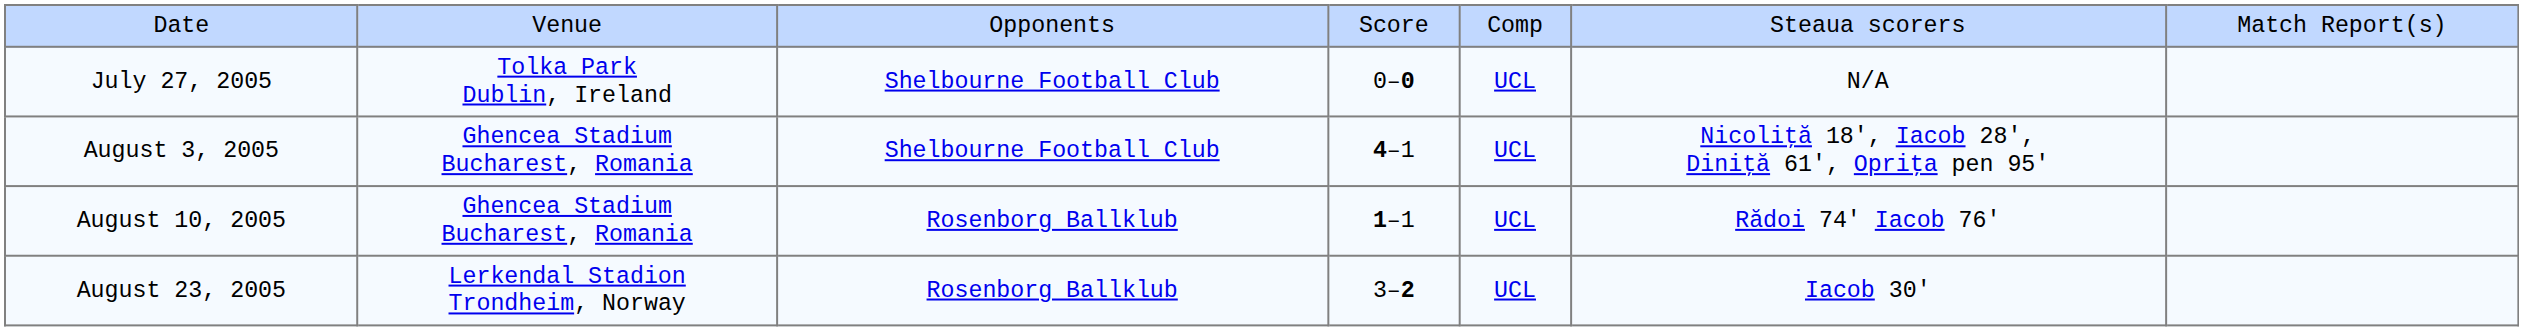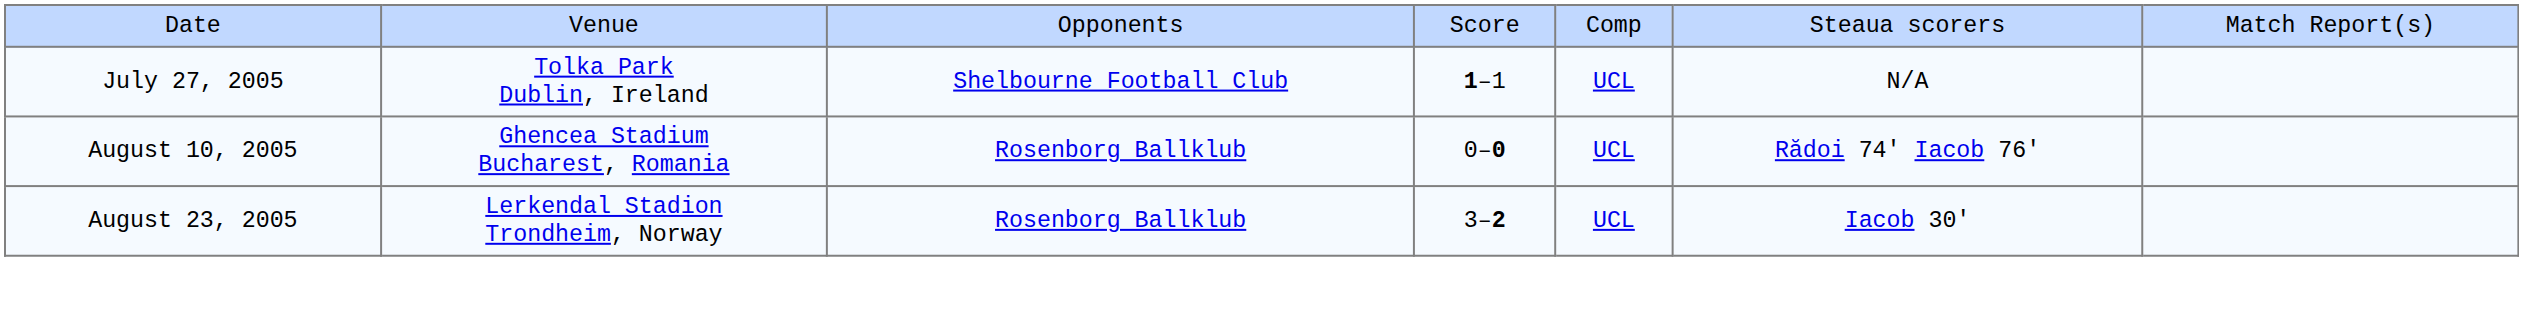(1394, 82) 0–0 -> (1485, 82) 1–1
- row: (181, 151)
(1394, 221) 1–1 -> (1485, 151) 0–0
